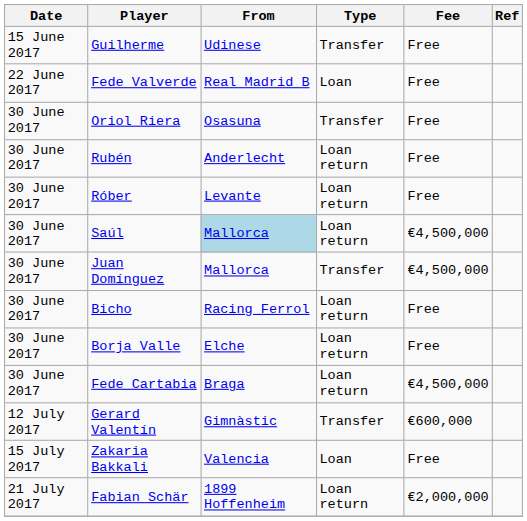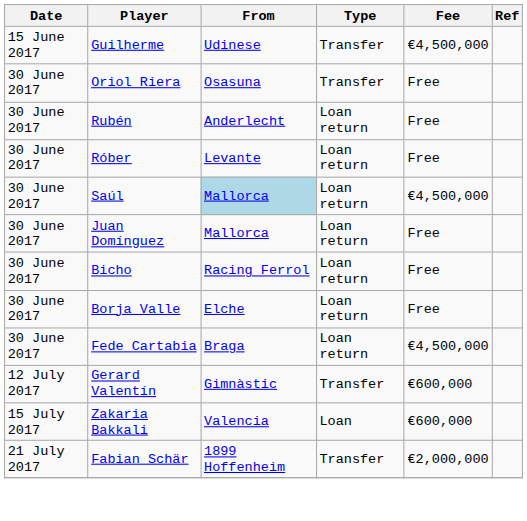(424, 45) Free -> (448, 45) €4,500,000
- row: (144, 83)
(352, 271) Transfer -> (344, 234) Loan return
(448, 271) €4,500,000 -> (424, 234) Free
(424, 459) Free -> (440, 422) €600,000
(344, 497) Loan return -> (352, 459) Transfer
